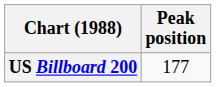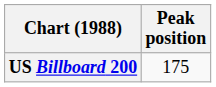(176, 67) 177 -> (176, 67) 175
